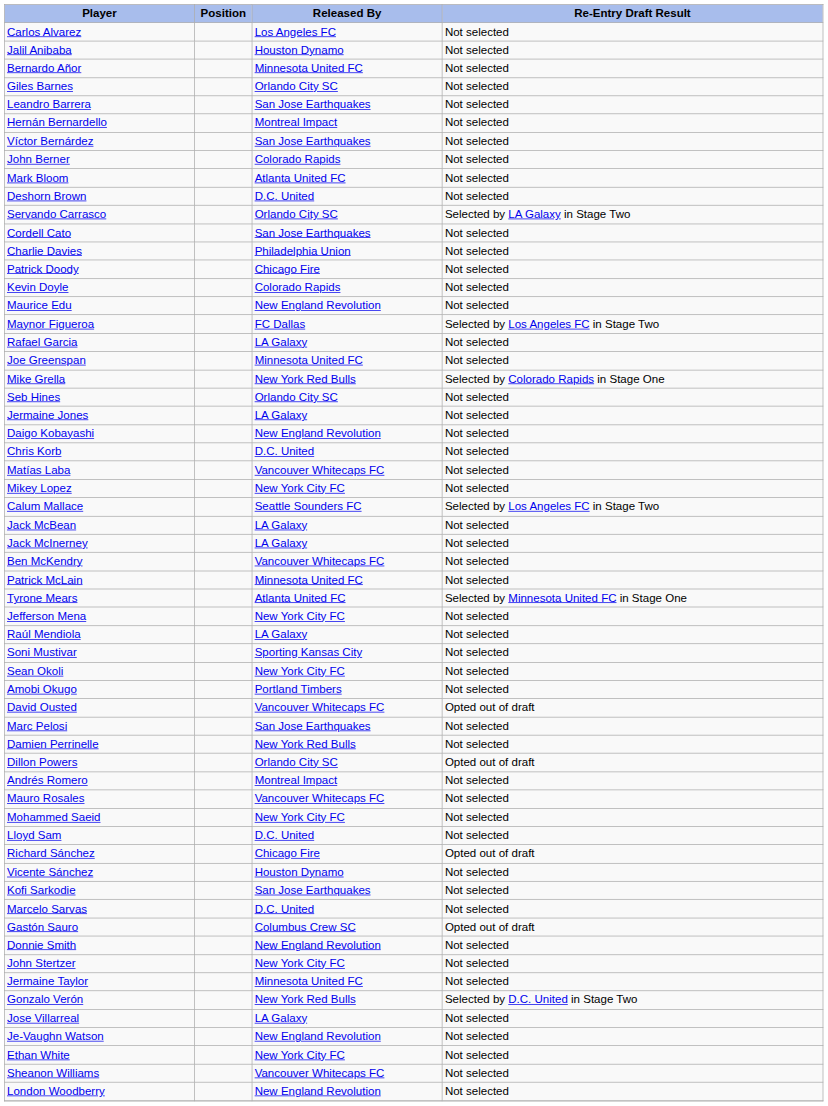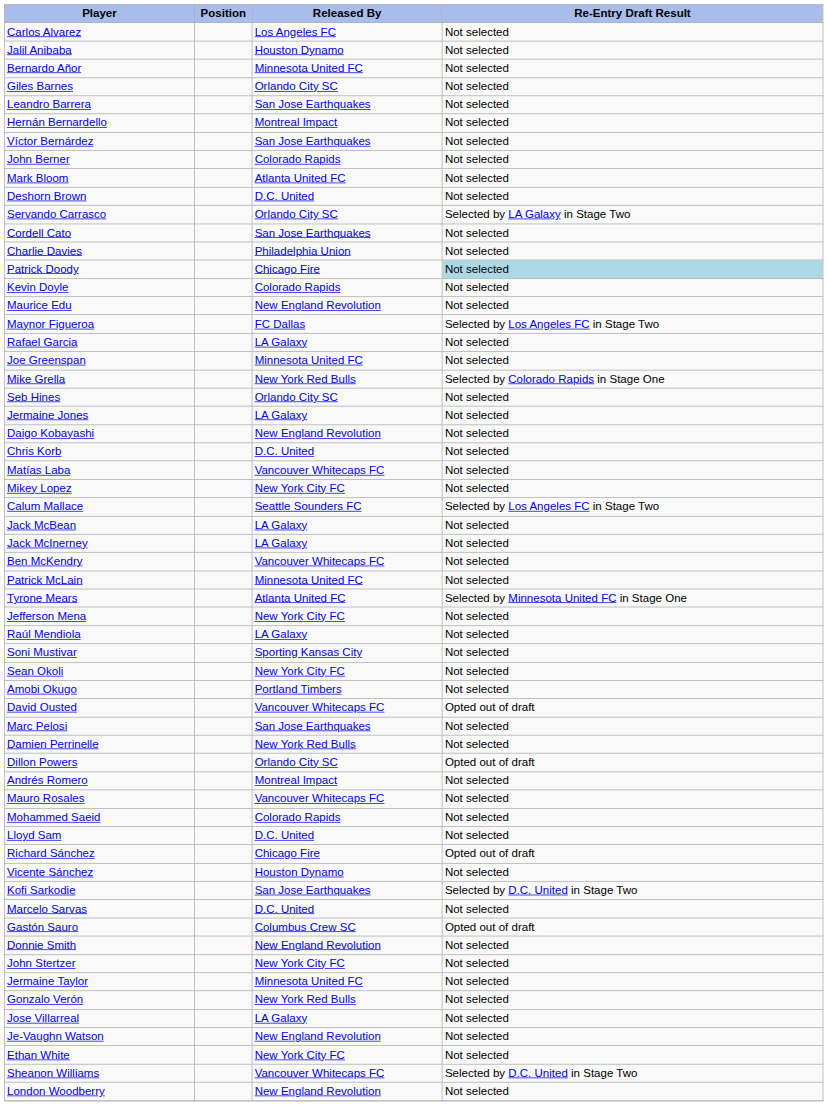(477, 269) no background -> (477, 269) lightblue background
(300, 817) New York City FC -> (298, 817) Colorado Rapids
(477, 890) Not selected -> (541, 890) Selected by D.C. United in Stage Two
(541, 1000) Selected by D.C. United in Stage Two -> (477, 1000) Not selected
(477, 1073) Not selected -> (541, 1073) Selected by D.C. United in Stage Two
